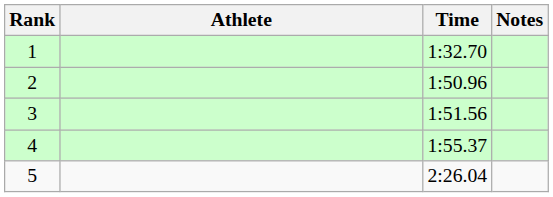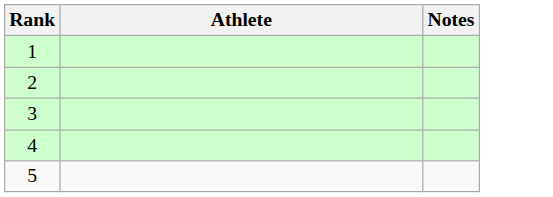- column: (457, 20)
